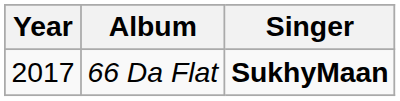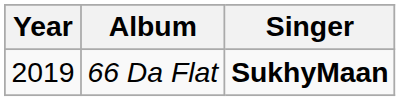(43, 71) 2017 -> (43, 71) 2019
